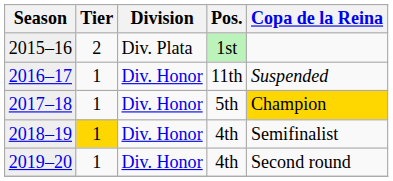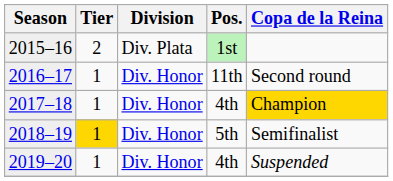(290, 76) Suspended -> (301, 76) Second round
(227, 104) 5th -> (227, 104) 4th
(227, 133) 4th -> (227, 133) 5th
(301, 162) Second round -> (290, 162) Suspended
